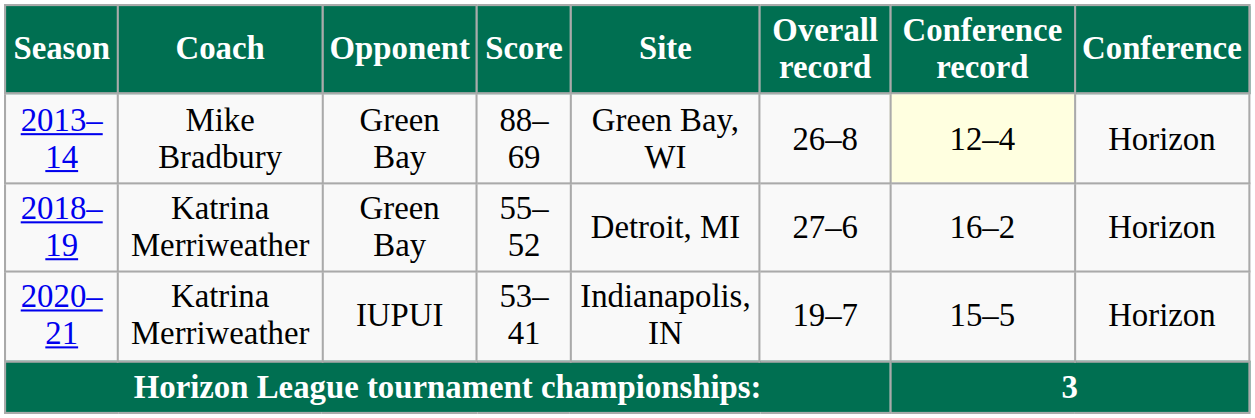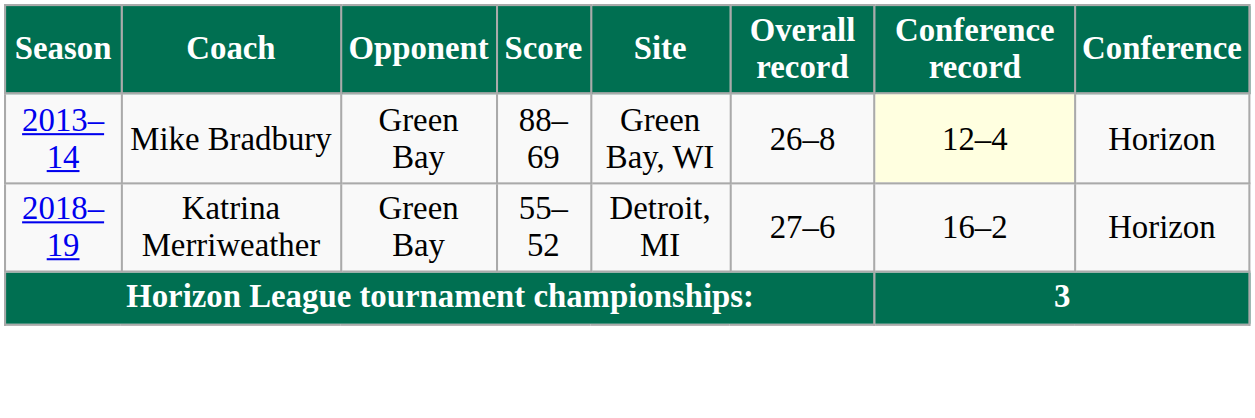- row: (62, 315)
